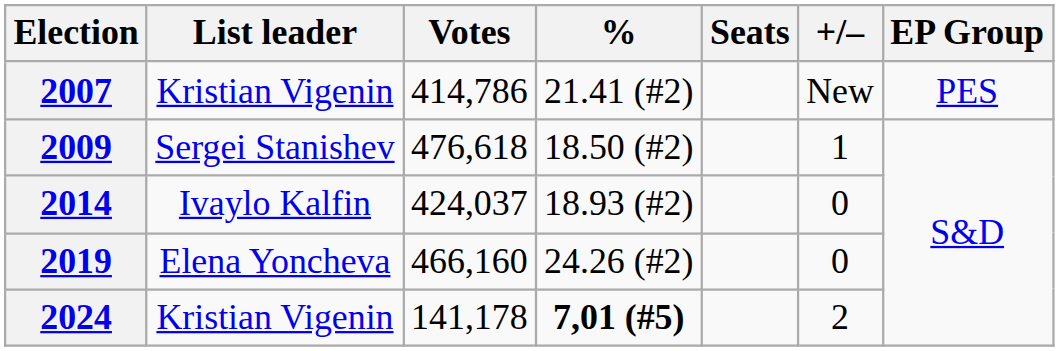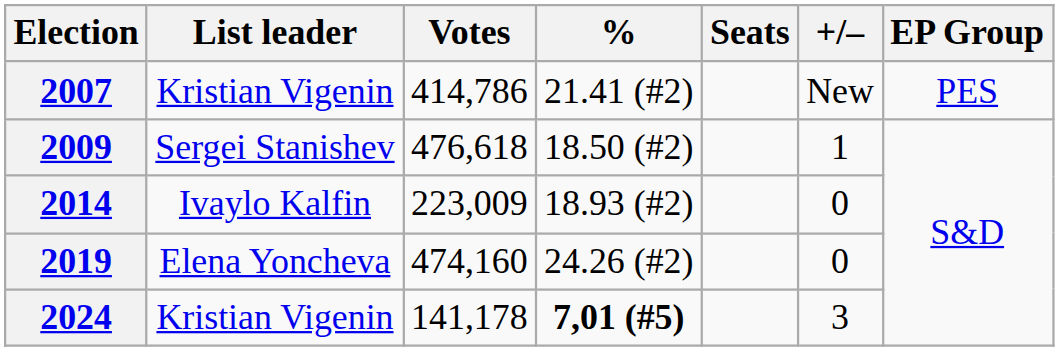(469, 203) 424,037 -> (469, 203) 223,009
(469, 260) 466,160 -> (469, 260) 474,160
(840, 317) 2 -> (840, 317) 3
